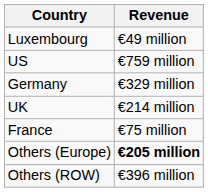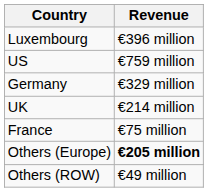(152, 38) €49 million -> (156, 38) €396 million
(156, 175) €396 million -> (152, 175) €49 million
